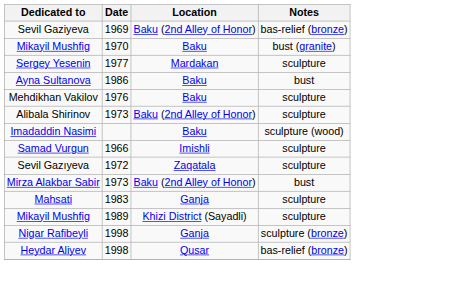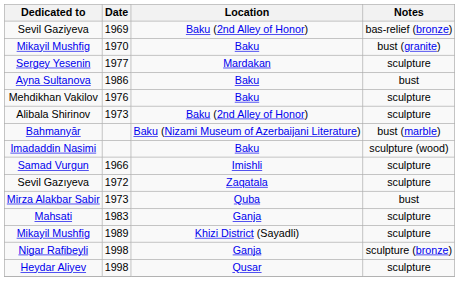+ row: (53, 132)
(195, 183) Baku (2nd Alley of Honor) -> (247, 200) Quba
(304, 251) bas-relief (bronze) -> (409, 268) sculpture
